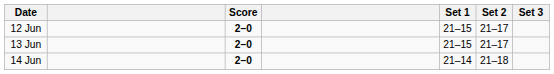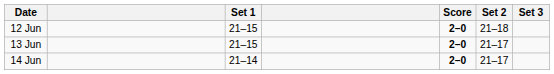columns swapped: (243, 12) <-> (458, 12)
(494, 28) 21–17 -> (494, 28) 21–18
(494, 61) 21–18 -> (494, 61) 21–17
